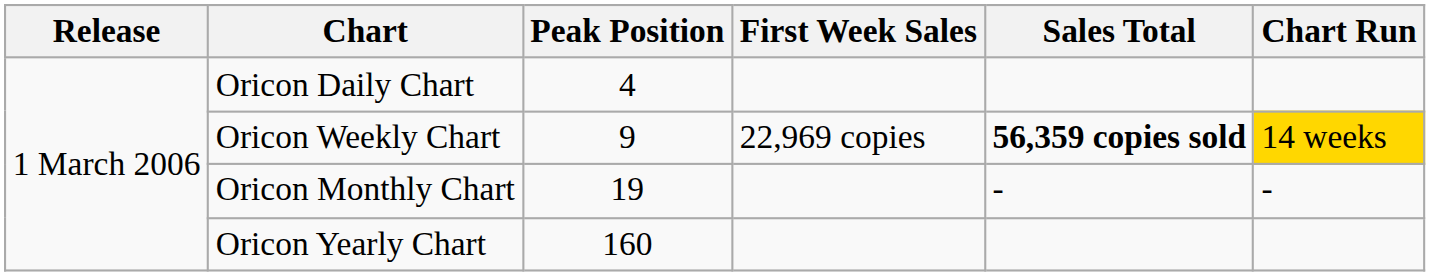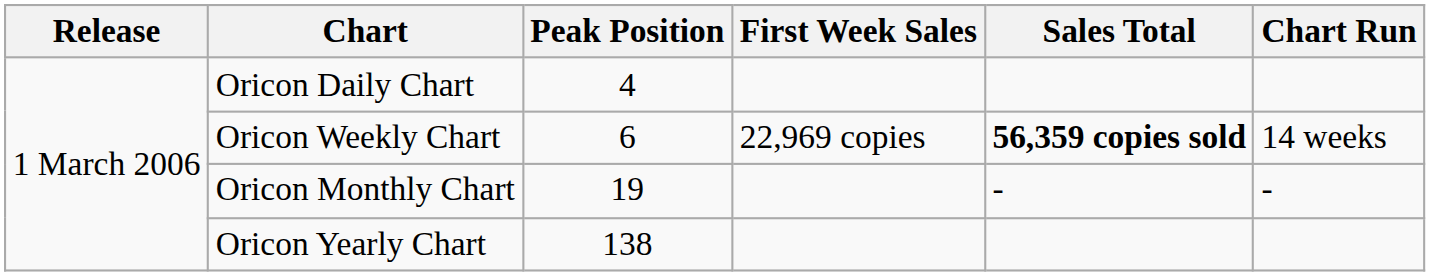(627, 137) 9 -> (627, 137) 6
(1324, 137) gold background -> (1324, 137) no background
(627, 243) 160 -> (627, 243) 138
